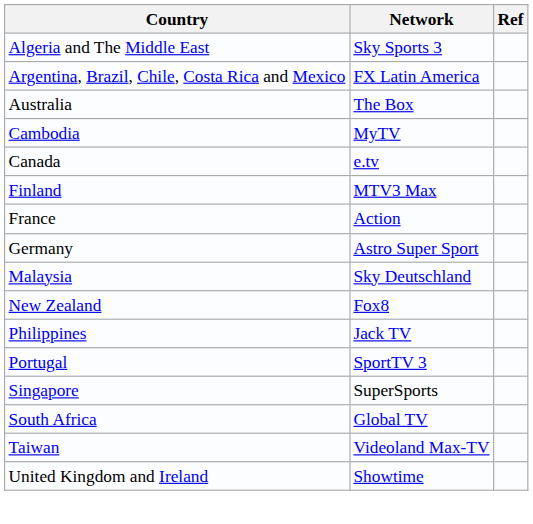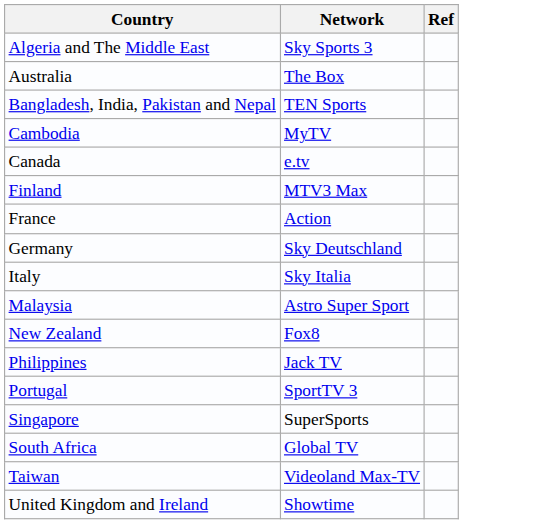- row: (177, 76)
+ row: (142, 104)
(416, 247) Astro Super Sport -> (343, 247) Sky Deutschland
+ row: (24, 276)
(412, 276) Sky Deutschland -> (347, 304) Astro Super Sport
